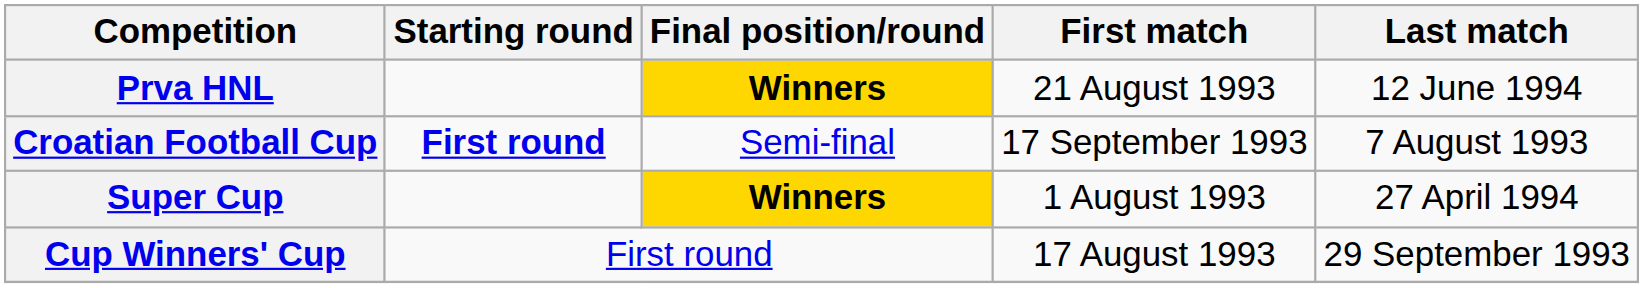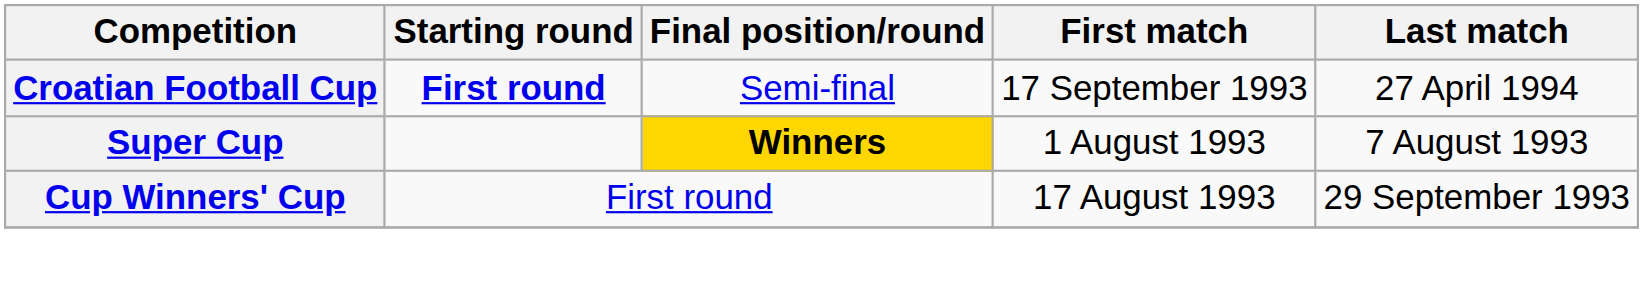- row: (195, 87)
(1477, 142) 7 August 1993 -> (1477, 87) 27 April 1994
(1477, 198) 27 April 1994 -> (1477, 142) 7 August 1993
